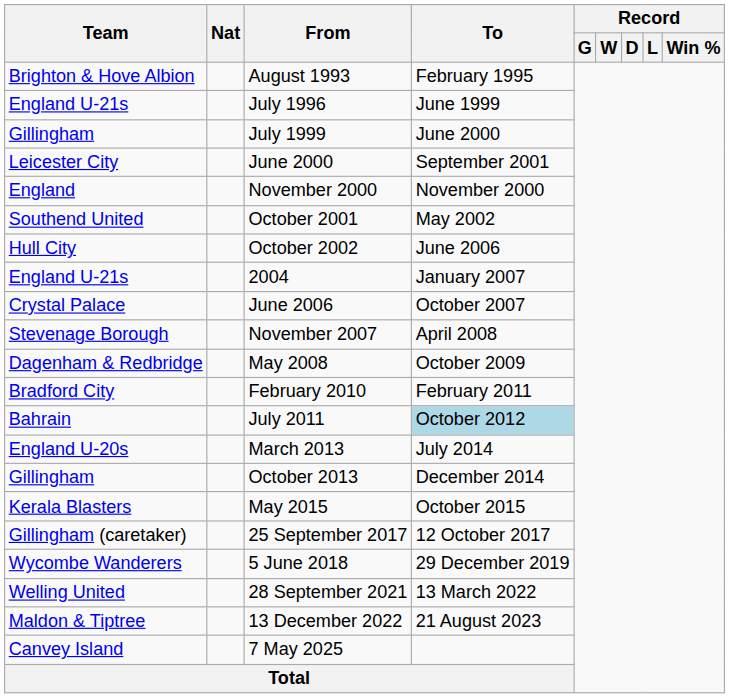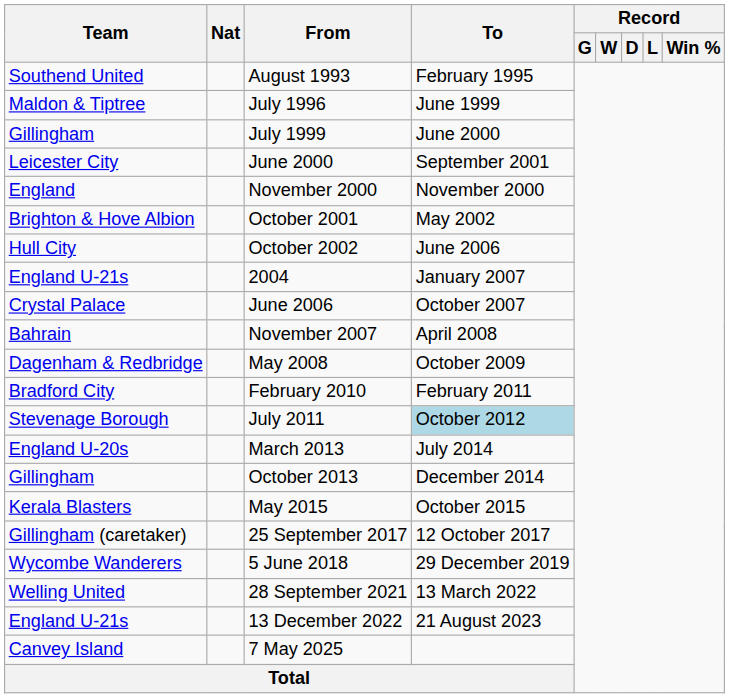(102, 76) Brighton & Hove Albion -> (76, 76) Southend United
(69, 104) England U-21s -> (77, 104) Maldon & Tiptree
(76, 219) Southend United -> (102, 219) Brighton & Hove Albion
(89, 334) Stevenage Borough -> (40, 334) Bahrain
(40, 420) Bahrain -> (89, 420) Stevenage Borough
(77, 620) Maldon & Tiptree -> (69, 620) England U-21s
